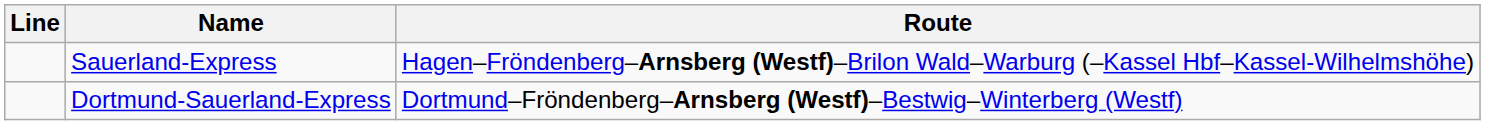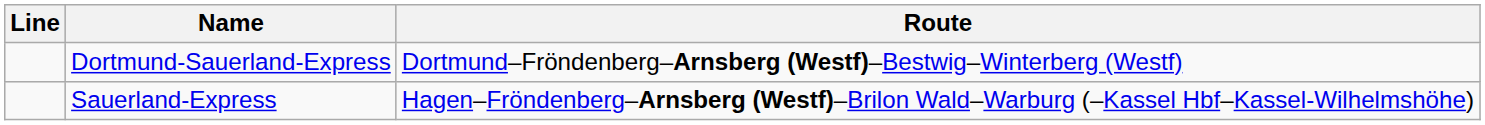rows swapped: (174, 61) <-> (231, 100)
